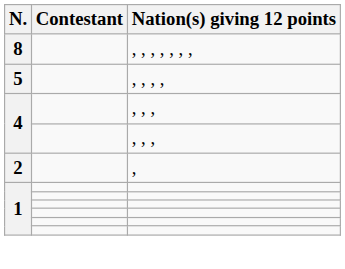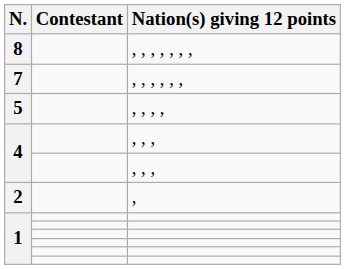+ row: (18, 78)
